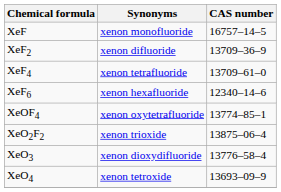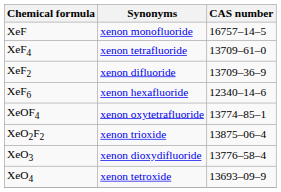rows swapped: (19, 51) <-> (19, 72)
